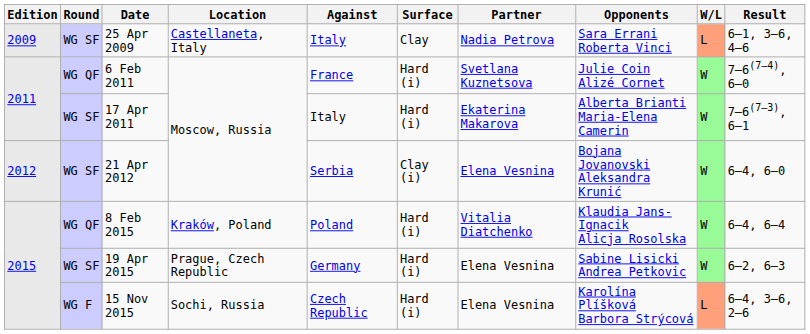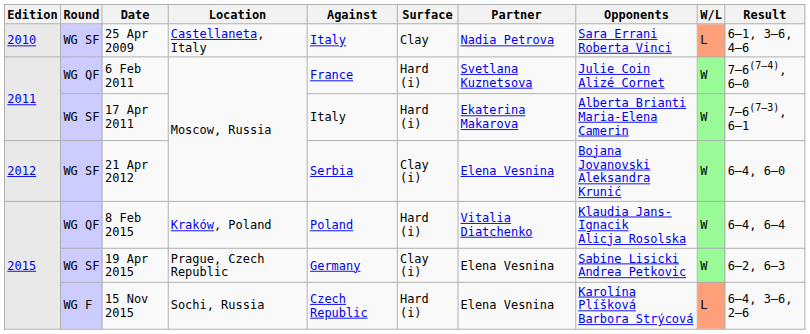(22, 41) 2009 -> (22, 41) 2010
(414, 265) Hard (i) -> (414, 265) Clay (i)
